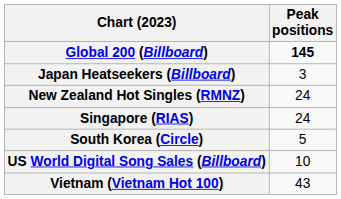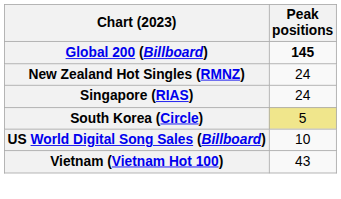- row: (137, 74)
(303, 140) no background -> (303, 118) khaki background
